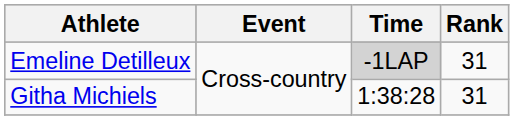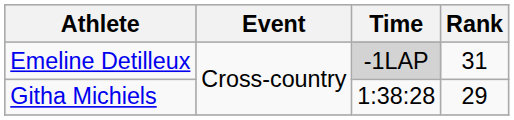(475, 97) 31 -> (475, 97) 29
